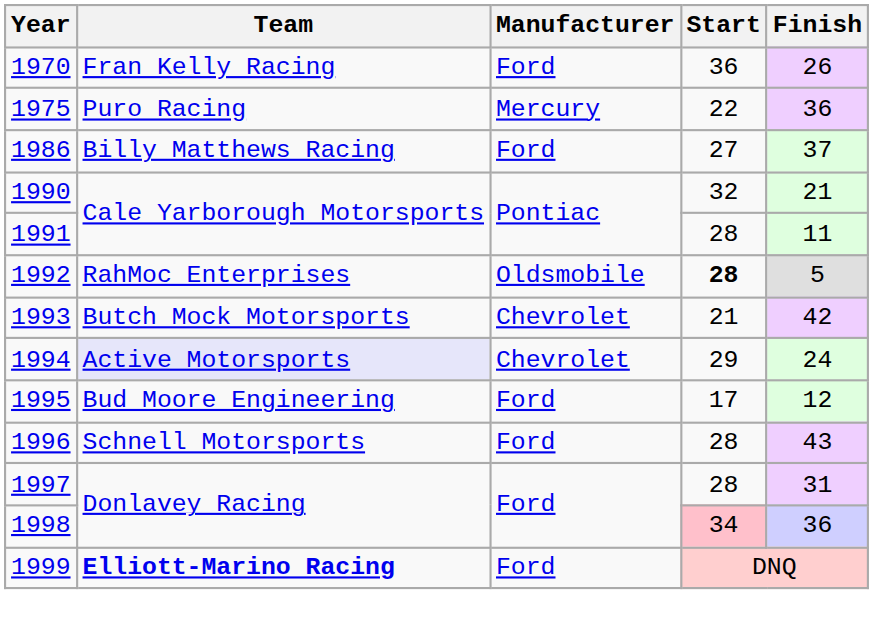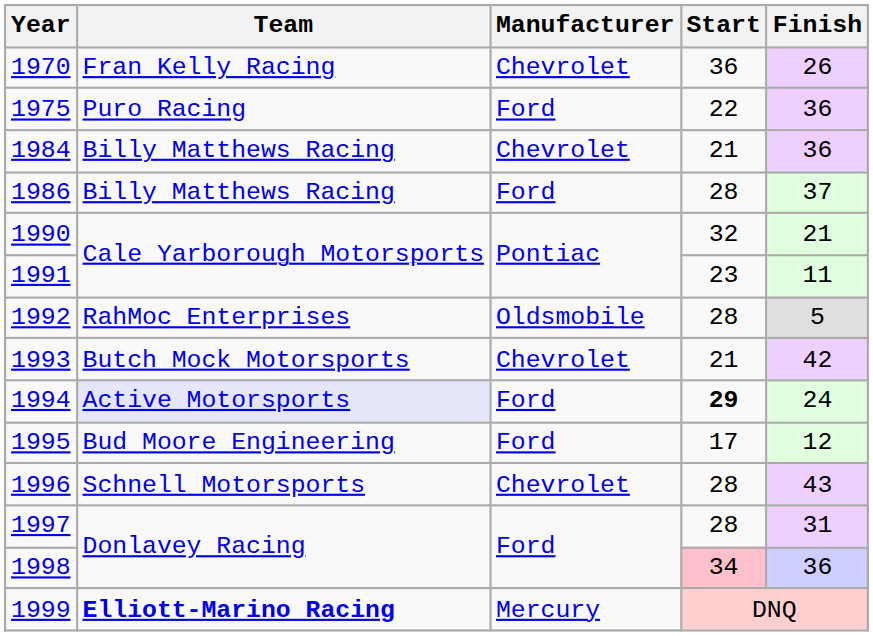(526, 67) Ford -> (563, 67) Chevrolet
(548, 109) Mercury -> (526, 109) Ford
+ row: (41, 151)
(724, 151) 27 -> (724, 192) 28
(724, 234) 28 -> (724, 276) 23
(724, 276) bold -> (724, 317) normal
(563, 359) Chevrolet -> (526, 401) Ford
(724, 359) normal -> (724, 401) bold
(526, 442) Ford -> (563, 484) Chevrolet
(526, 567) Ford -> (548, 609) Mercury
